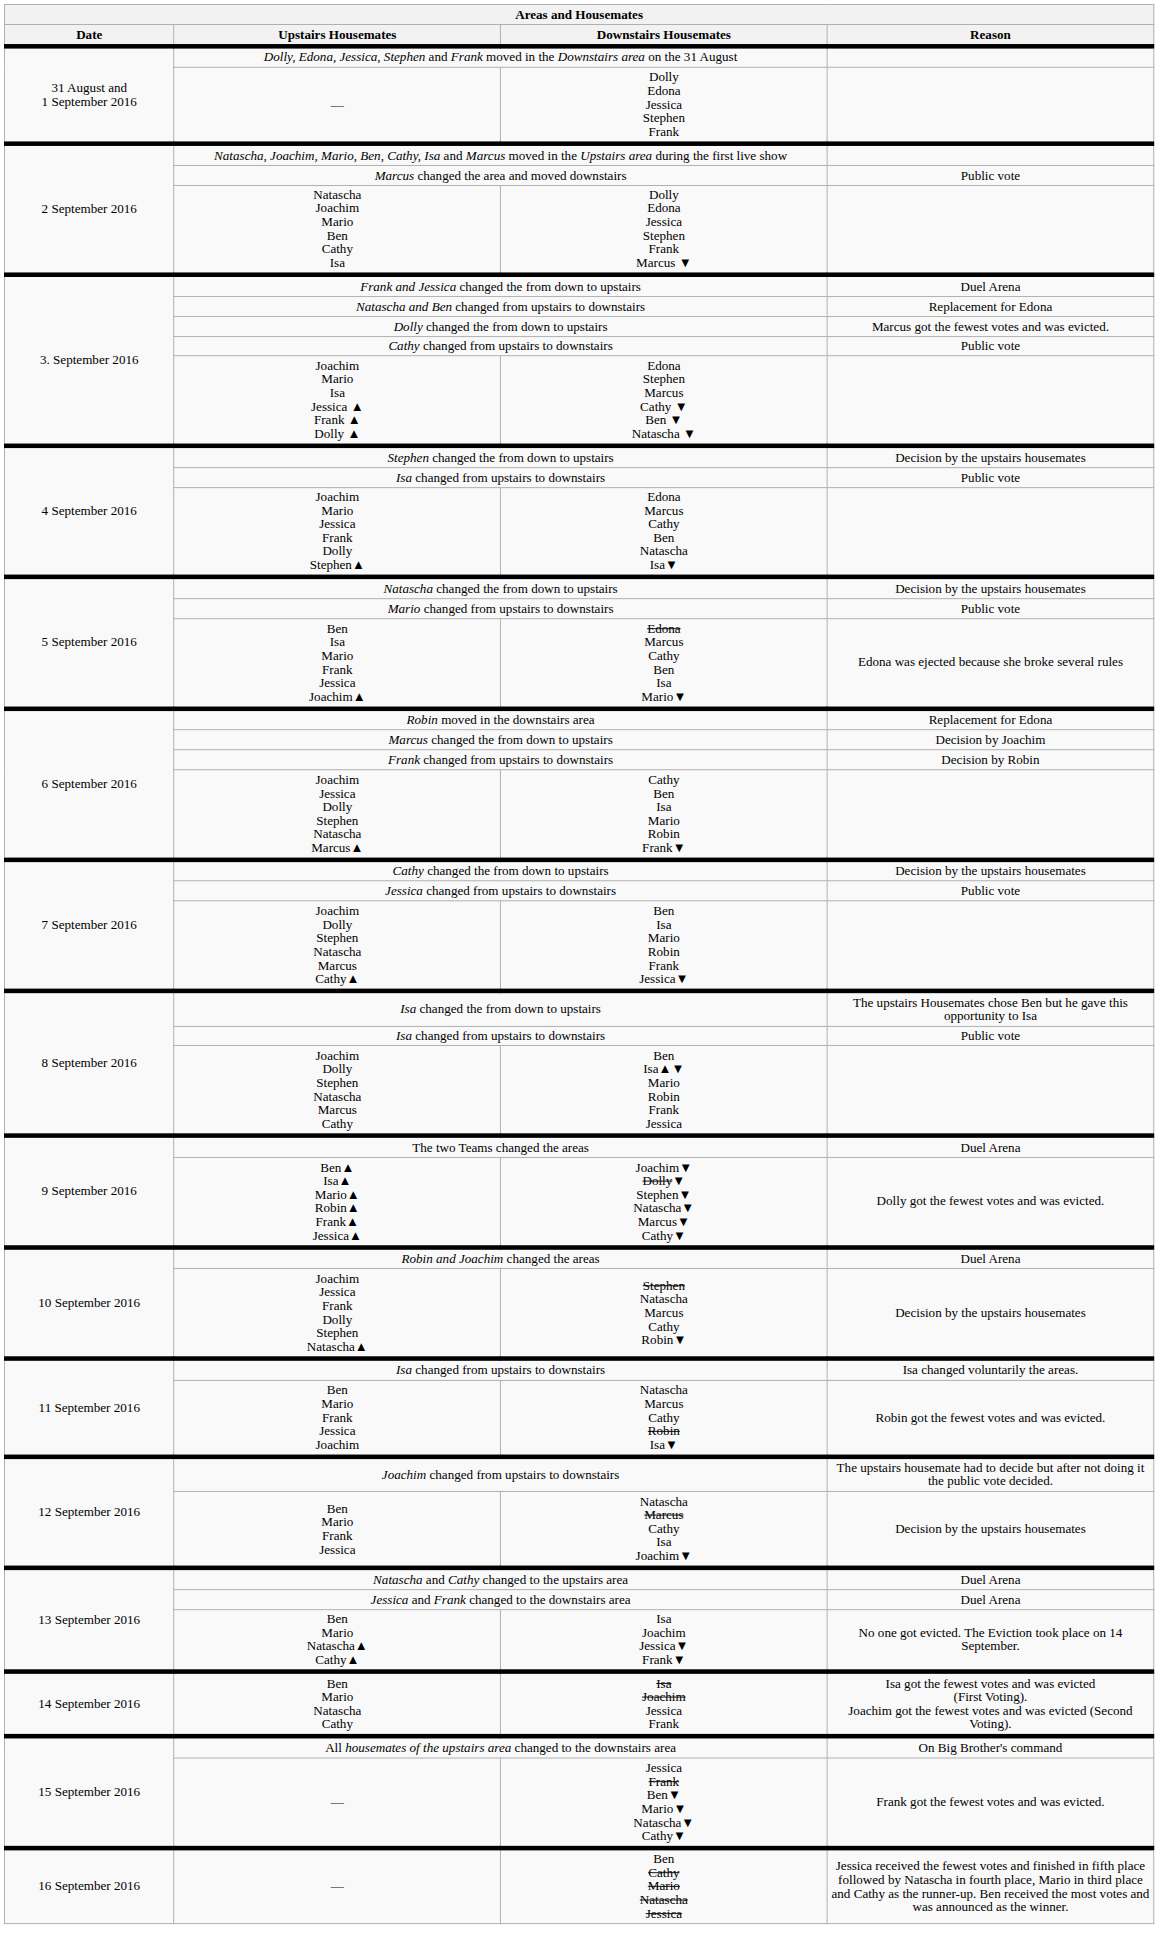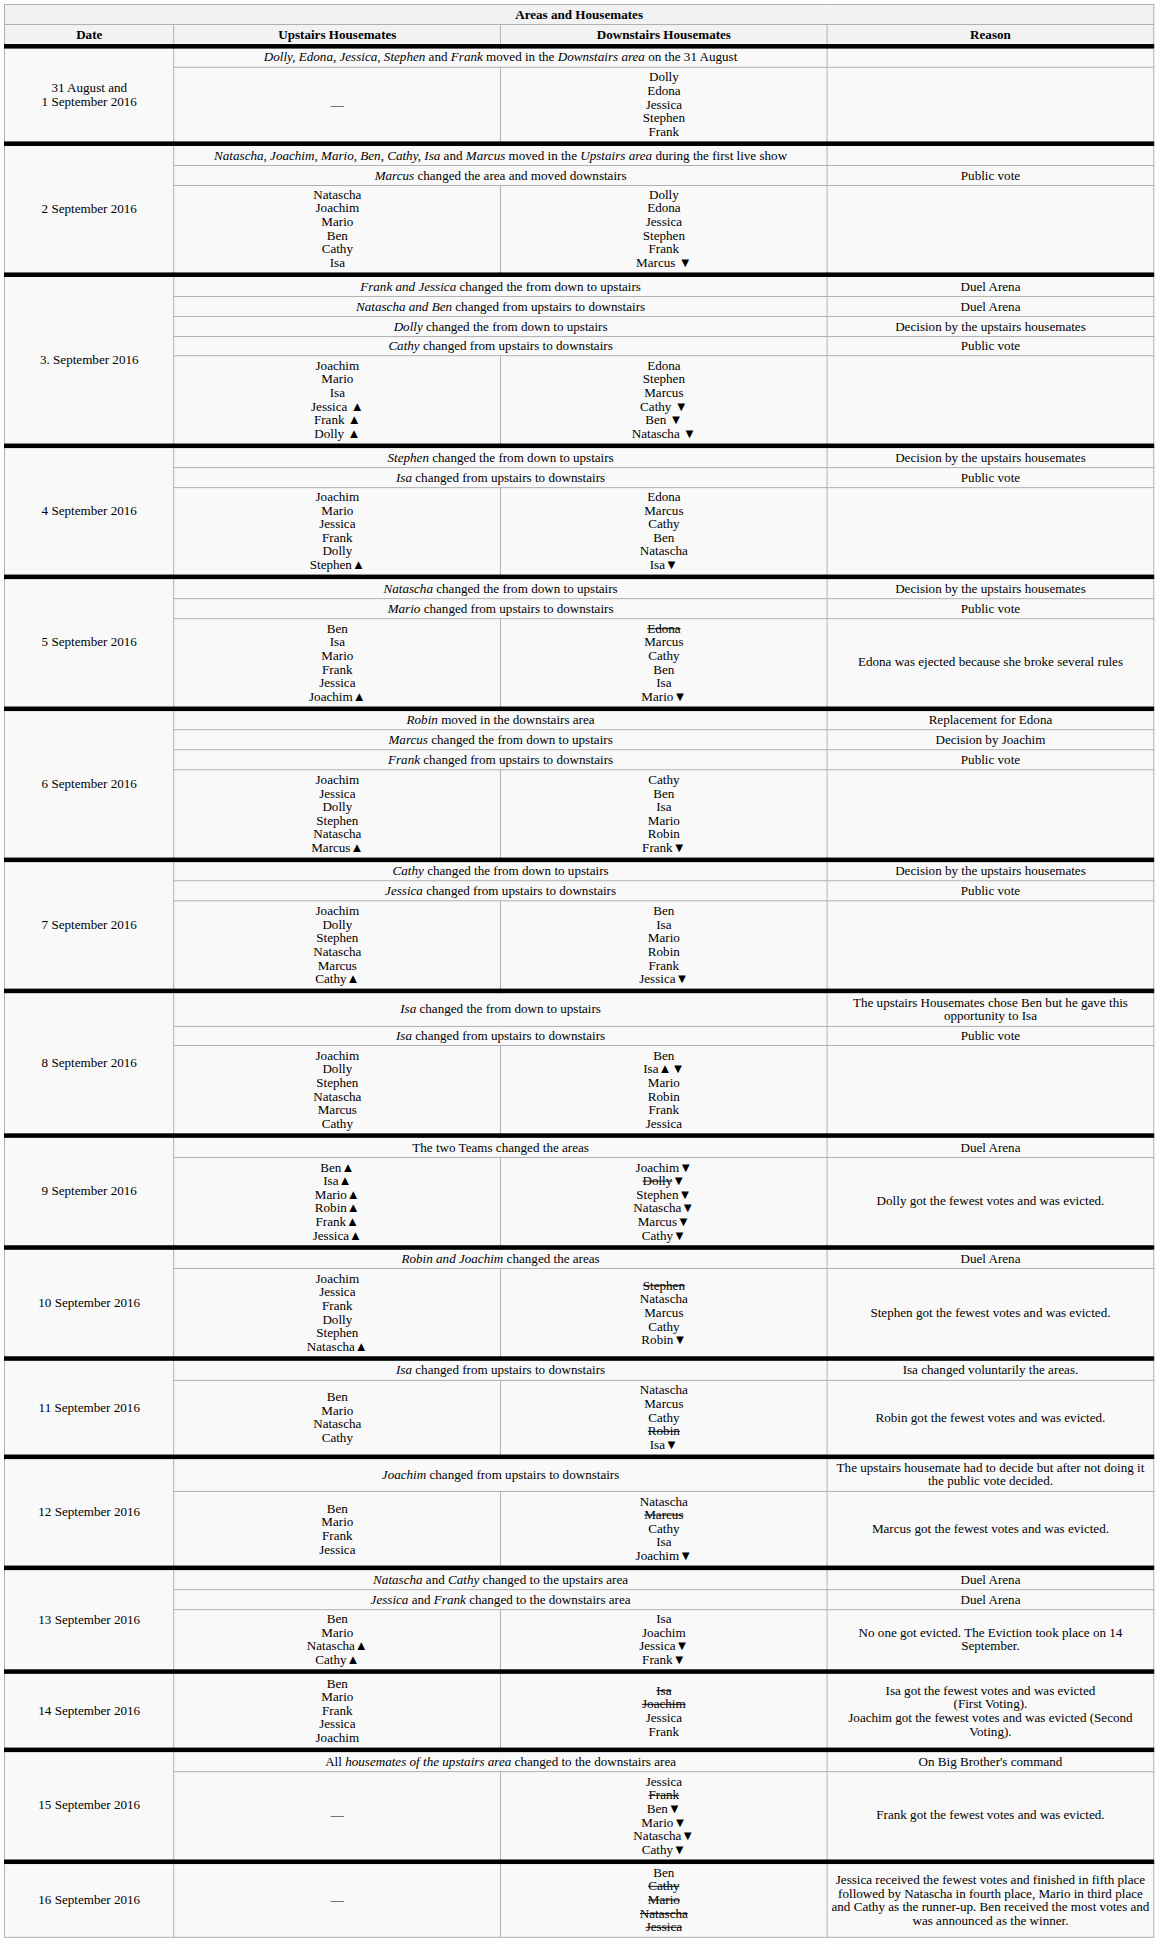(990, 306) Replacement for Edona -> (990, 306) Duel Arena
(990, 326) Marcus got the fewest votes and was evicted. -> (990, 326) Decision by the upstairs housemates
(990, 760) Decision by Robin -> (990, 760) Public vote
(990, 1313) Decision by the upstairs housemates -> (990, 1313) Stephen got the fewest votes and was evicted.
(337, 1417) Ben Mario Frank Jessica Joachim -> (337, 1417) Ben Mario Natascha Cathy
(990, 1529) Decision by the upstairs housemates -> (990, 1529) Marcus got the fewest votes and was evicted.
(337, 1704) Ben Mario Natascha Cathy -> (337, 1711) Ben Mario Frank Jessica Joachim
